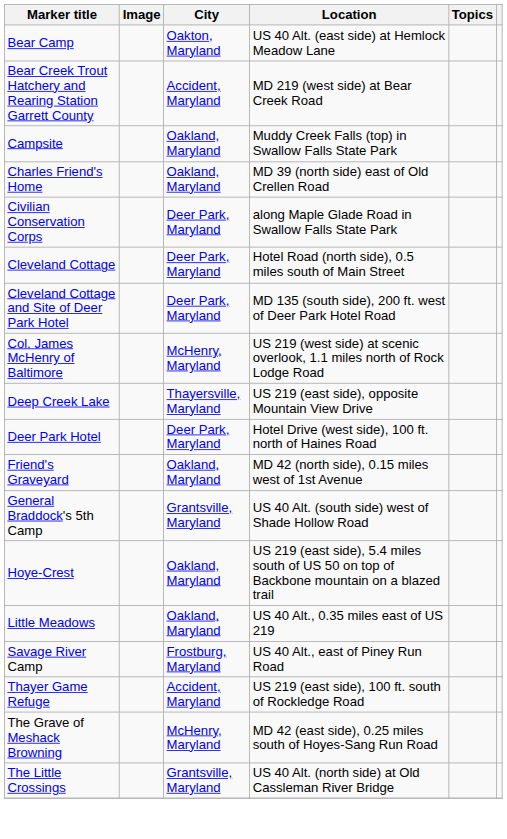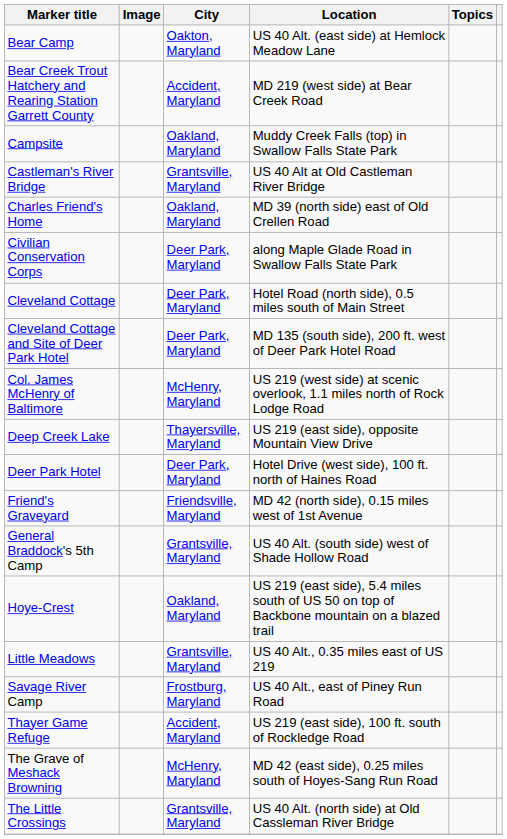+ row: (60, 179)
(194, 472) Oakland, Maryland -> (202, 508) Friendsville, Maryland
(194, 623) Oakland, Maryland -> (199, 659) Grantsville, Maryland
